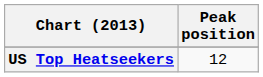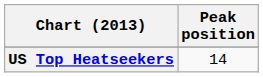(218, 60) 12 -> (218, 60) 14
